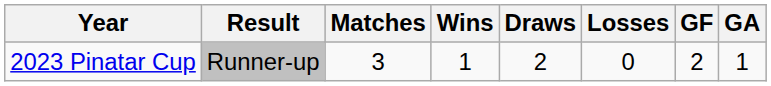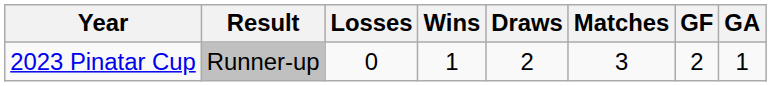columns swapped: (378, 23) <-> (628, 23)
